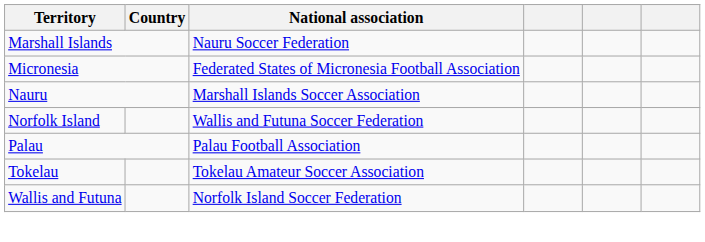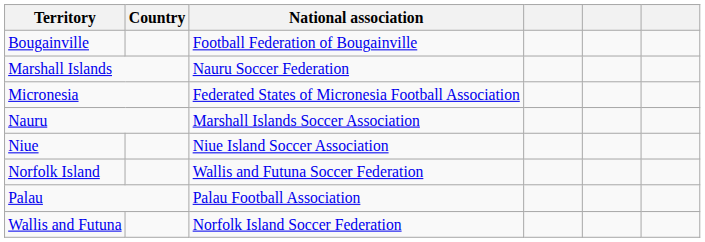+ row: (49, 43)
+ row: (23, 146)
- row: (33, 172)
